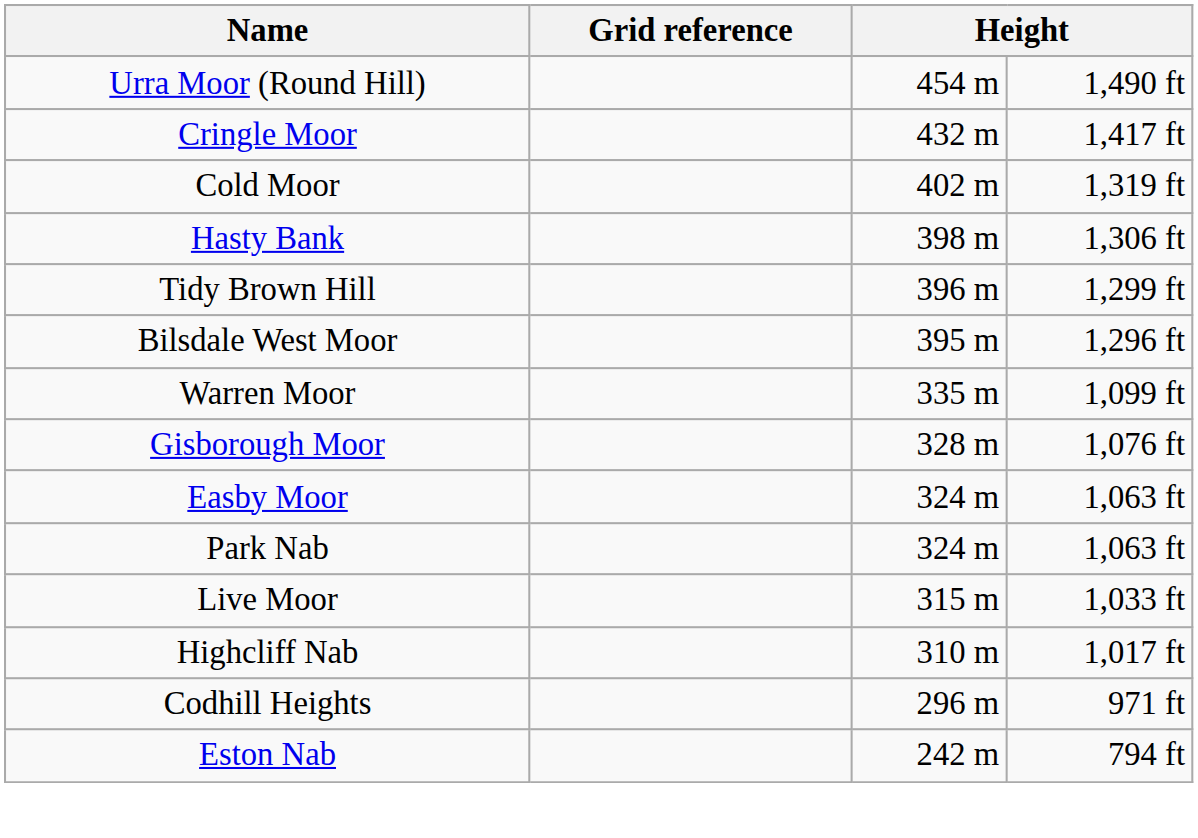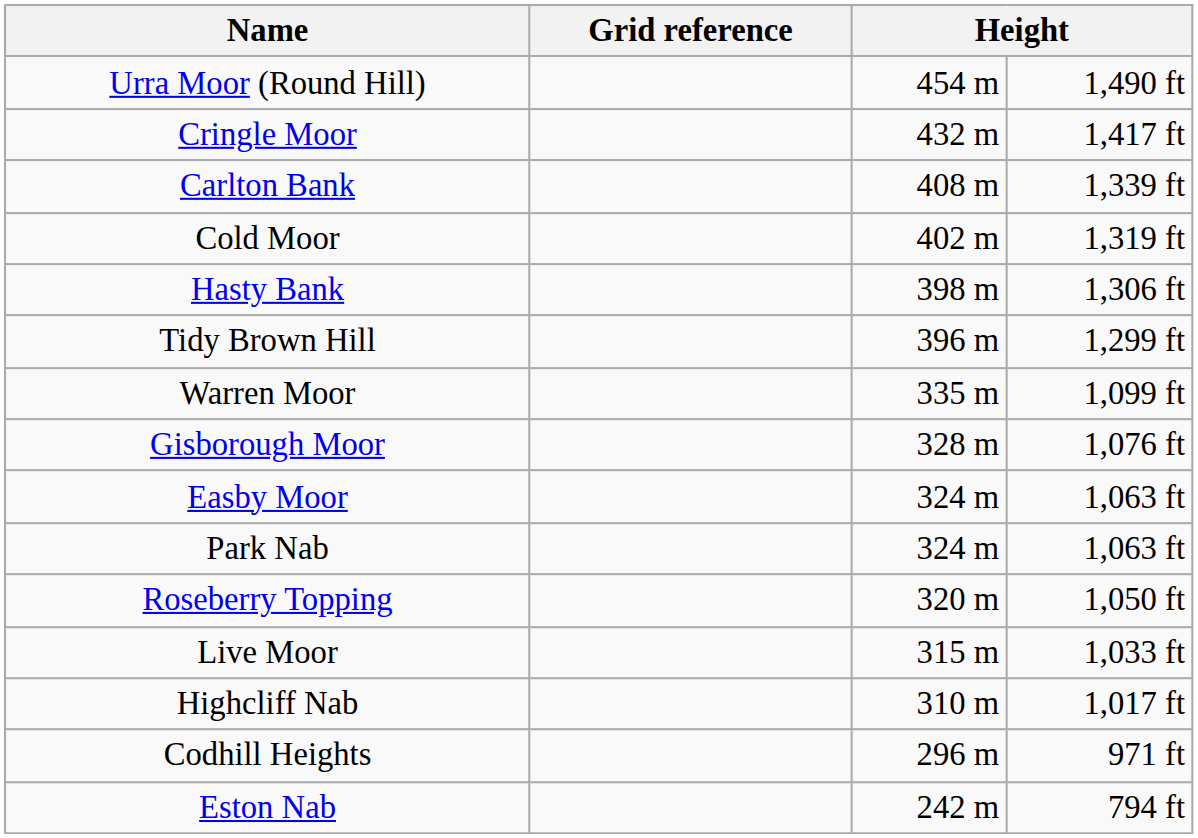+ row: (268, 185)
- row: (268, 340)
+ row: (268, 599)
